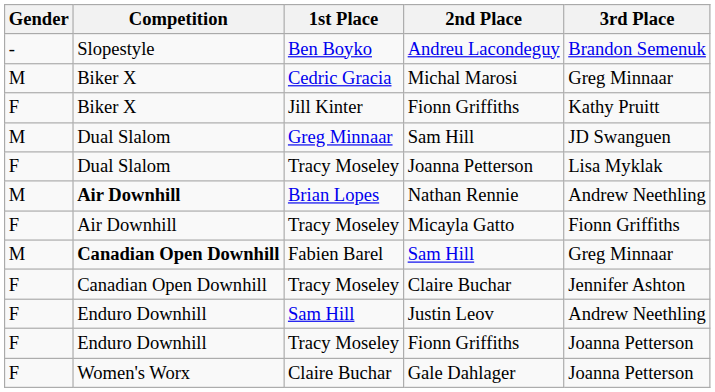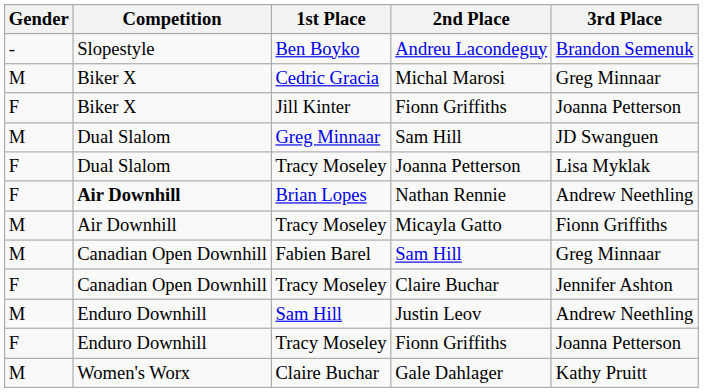(614, 107) Kathy Pruitt -> (618, 107) Joanna Petterson
(17, 195) M -> (14, 195) F
(14, 225) F -> (17, 225) M
(178, 254) bold -> (172, 254) normal
(14, 313) F -> (17, 313) M
(14, 372) F -> (17, 372) M
(631, 372) Joanna Petterson -> (601, 372) Kathy Pruitt
